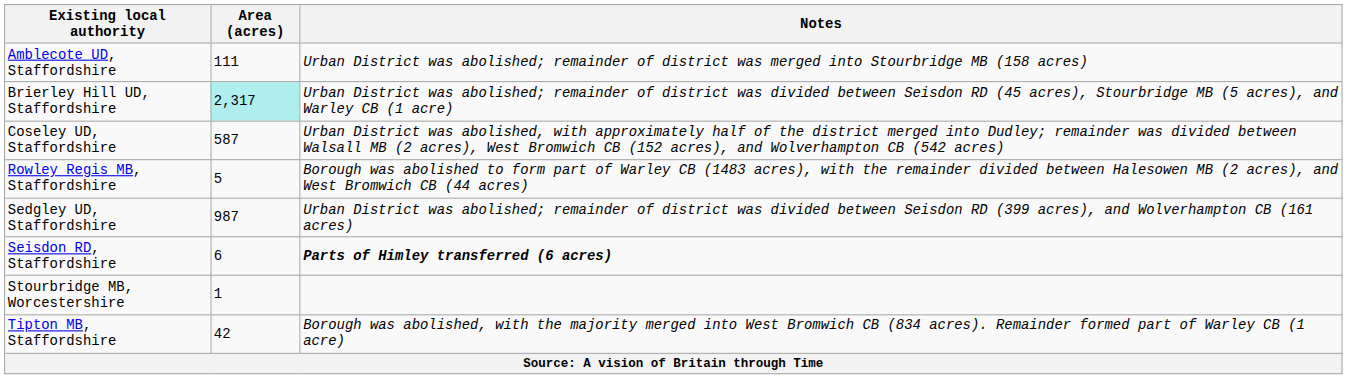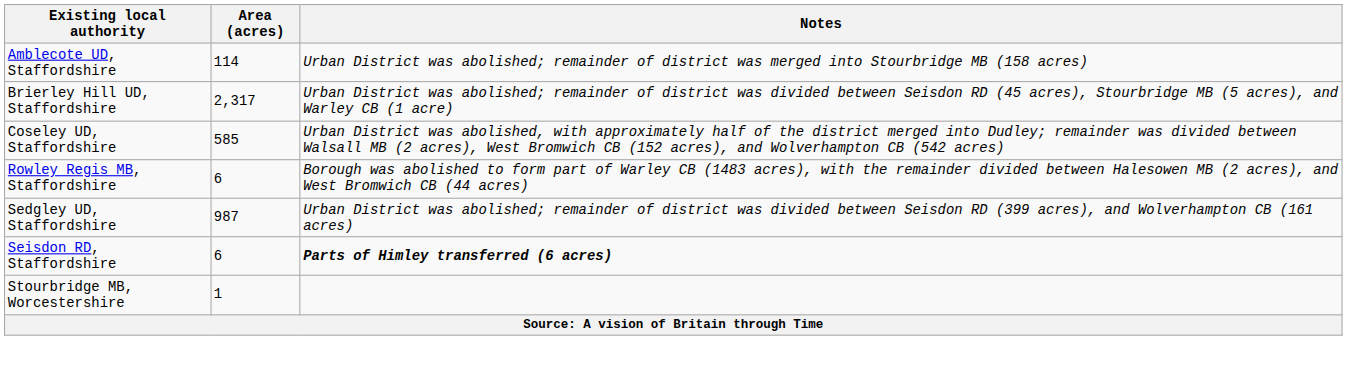(226, 63) 111 -> (226, 63) 114
(235, 101) paleturquoise background -> (235, 101) no background
(226, 140) 587 -> (226, 140) 585
(218, 179) 5 -> (218, 179) 6
- row: (62, 334)
